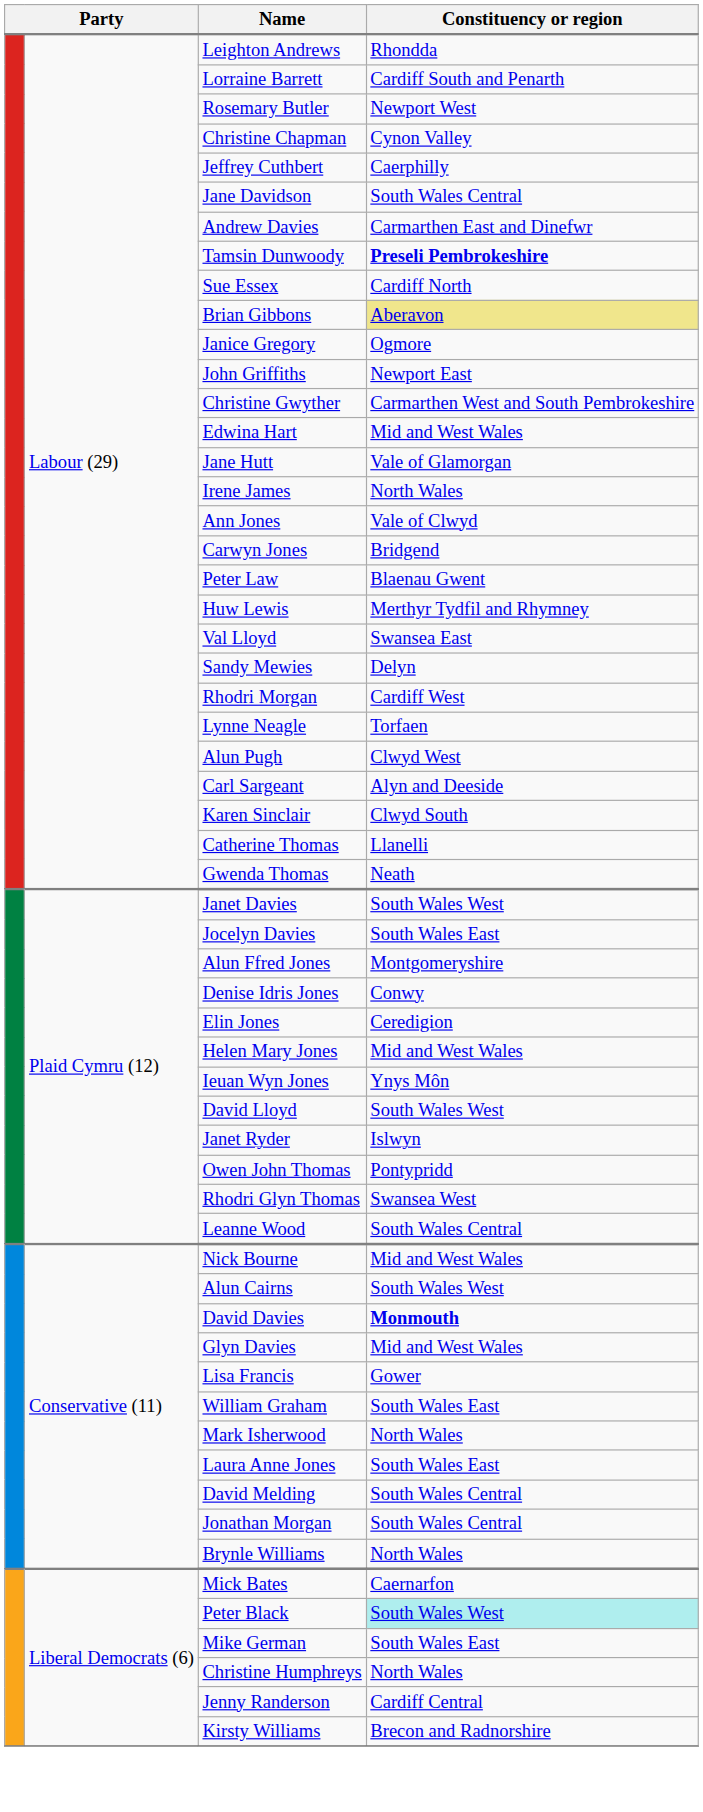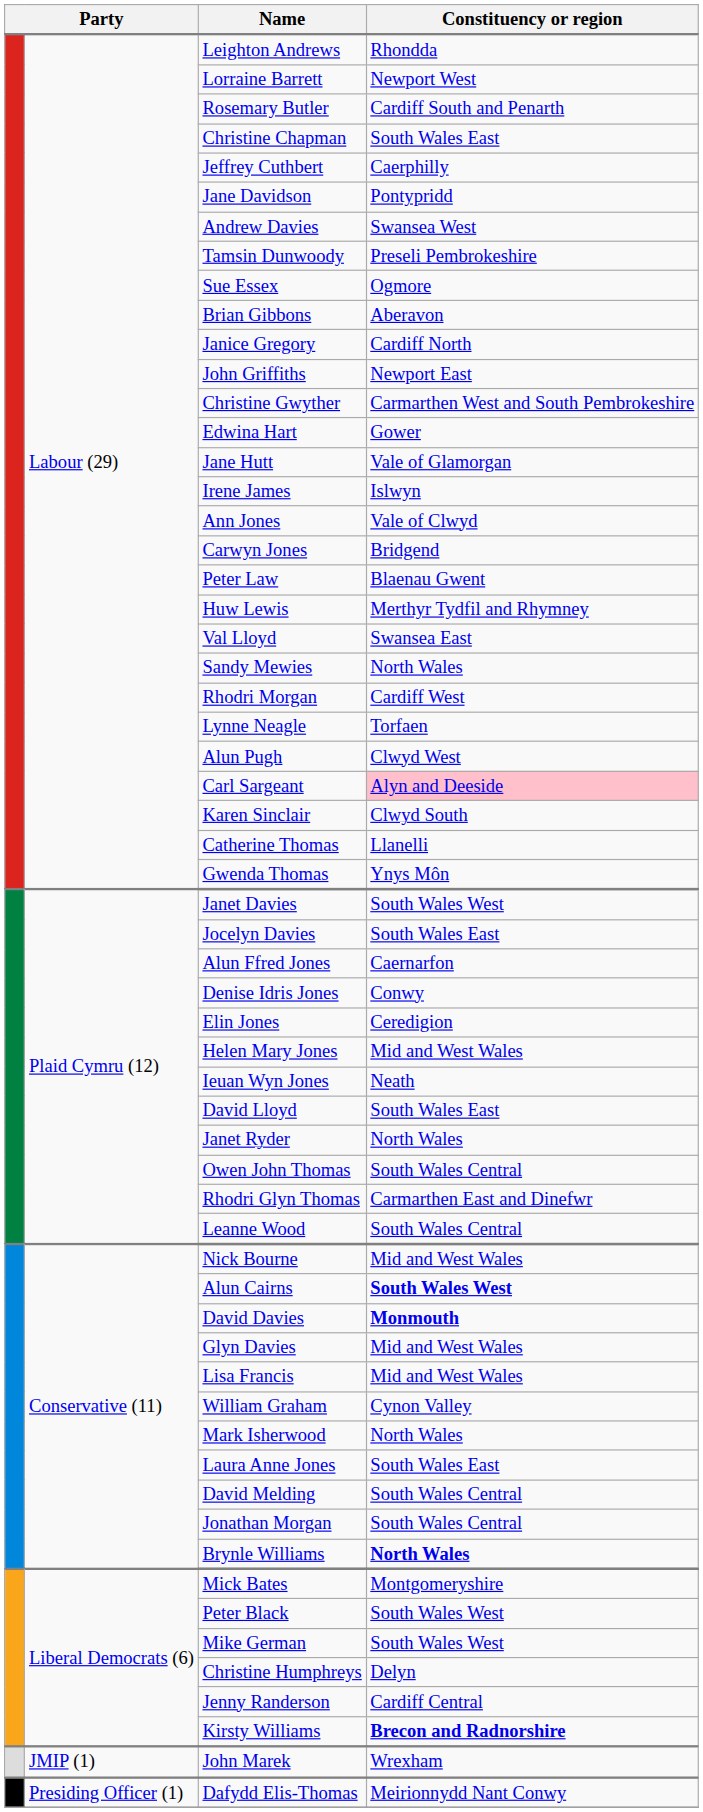(467, 79) Cardiff South and Penarth -> (423, 79) Newport West
(423, 108) Newport West -> (467, 108) Cardiff South and Penarth
(421, 138) Cynon Valley -> (435, 138) South Wales East
(446, 196) South Wales Central -> (412, 196) Pontypridd
(481, 226) Carmarthen East and Dinefwr -> (423, 226) Swansea West
(459, 255) bold -> (454, 255) normal
(421, 285) Cardiff North -> (401, 285) Ogmore
(407, 314) khaki background -> (407, 314) no background
(401, 344) Ogmore -> (421, 344) Cardiff North
(447, 432) Mid and West Wales -> (396, 432) Gower
(417, 491) North Wales -> (396, 491) Islwyn
(393, 667) Delyn -> (417, 667) North Wales
(437, 785) no background -> (437, 785) pink background
(392, 873) Neath -> (410, 873) Ynys Môn
(437, 963) Montgomeryshire -> (412, 963) Caernarfon
(410, 1081) Ynys Môn -> (392, 1081) Neath
(437, 1110) South Wales West -> (435, 1110) South Wales East
(396, 1140) Islwyn -> (417, 1140) North Wales
(412, 1169) Pontypridd -> (446, 1169) South Wales Central
(423, 1198) Swansea West -> (481, 1198) Carmarthen East and Dinefwr
(437, 1288) normal -> (441, 1288) bold
(396, 1376) Gower -> (447, 1376) Mid and West Wales
(435, 1406) South Wales East -> (421, 1406) Cynon Valley
(417, 1553) normal -> (420, 1553) bold
(412, 1583) Caernarfon -> (437, 1583) Montgomeryshire
(437, 1613) paleturquoise background -> (437, 1613) no background
(435, 1642) South Wales East -> (437, 1642) South Wales West
(417, 1672) North Wales -> (393, 1672) Delyn
(461, 1731) normal -> (468, 1731) bold
+ row: (62, 1761)
+ row: (106, 1792)
